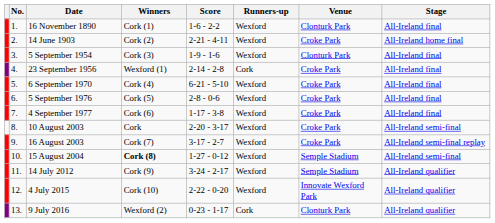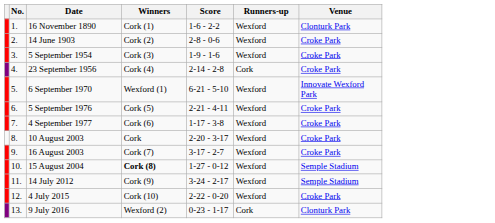- column: (436, 12)
(208, 41) 2-21 - 4-11 -> (204, 41) 2-8 - 0-6
(326, 55) Clonturk Park -> (321, 55) Croke Park
(145, 70) Wexford (1) -> (139, 70) Cork (4)
(139, 84) Cork (4) -> (145, 89) Wexford (1)
(321, 84) Croke Park -> (332, 89) Innovate Wexford Park
(204, 99) 2-8 - 0-6 -> (208, 109) 2-21 - 4-11
(332, 191) Innovate Wexford Park -> (321, 196) Croke Park
